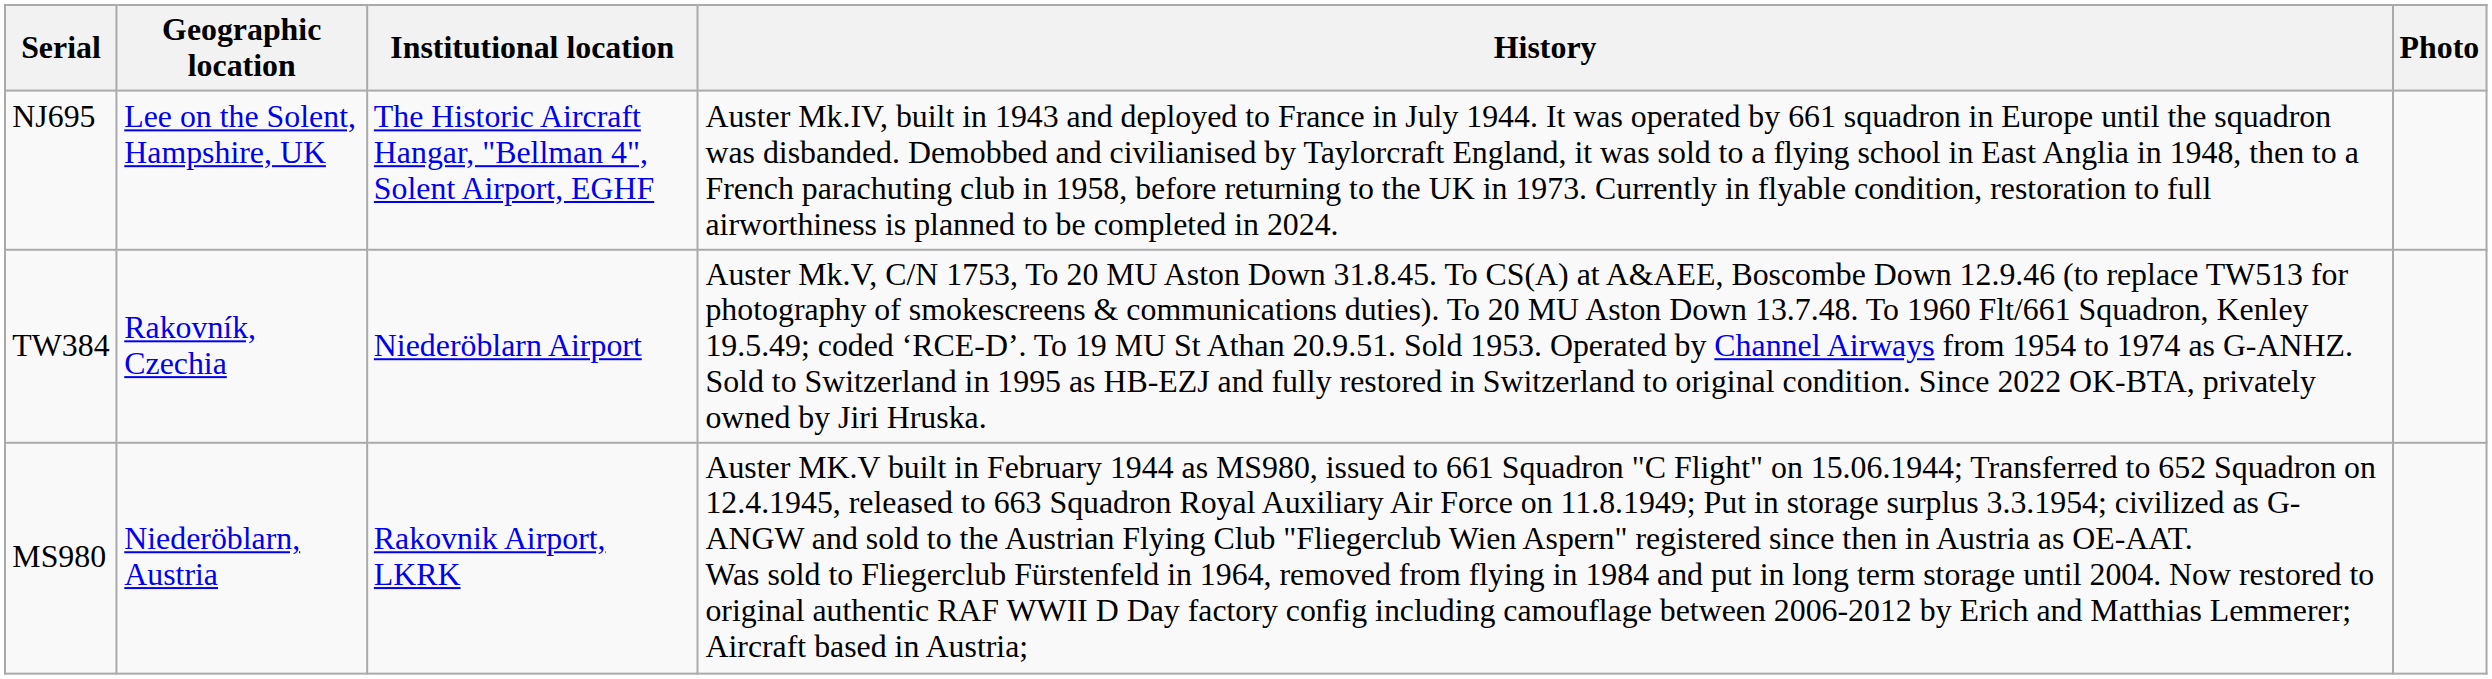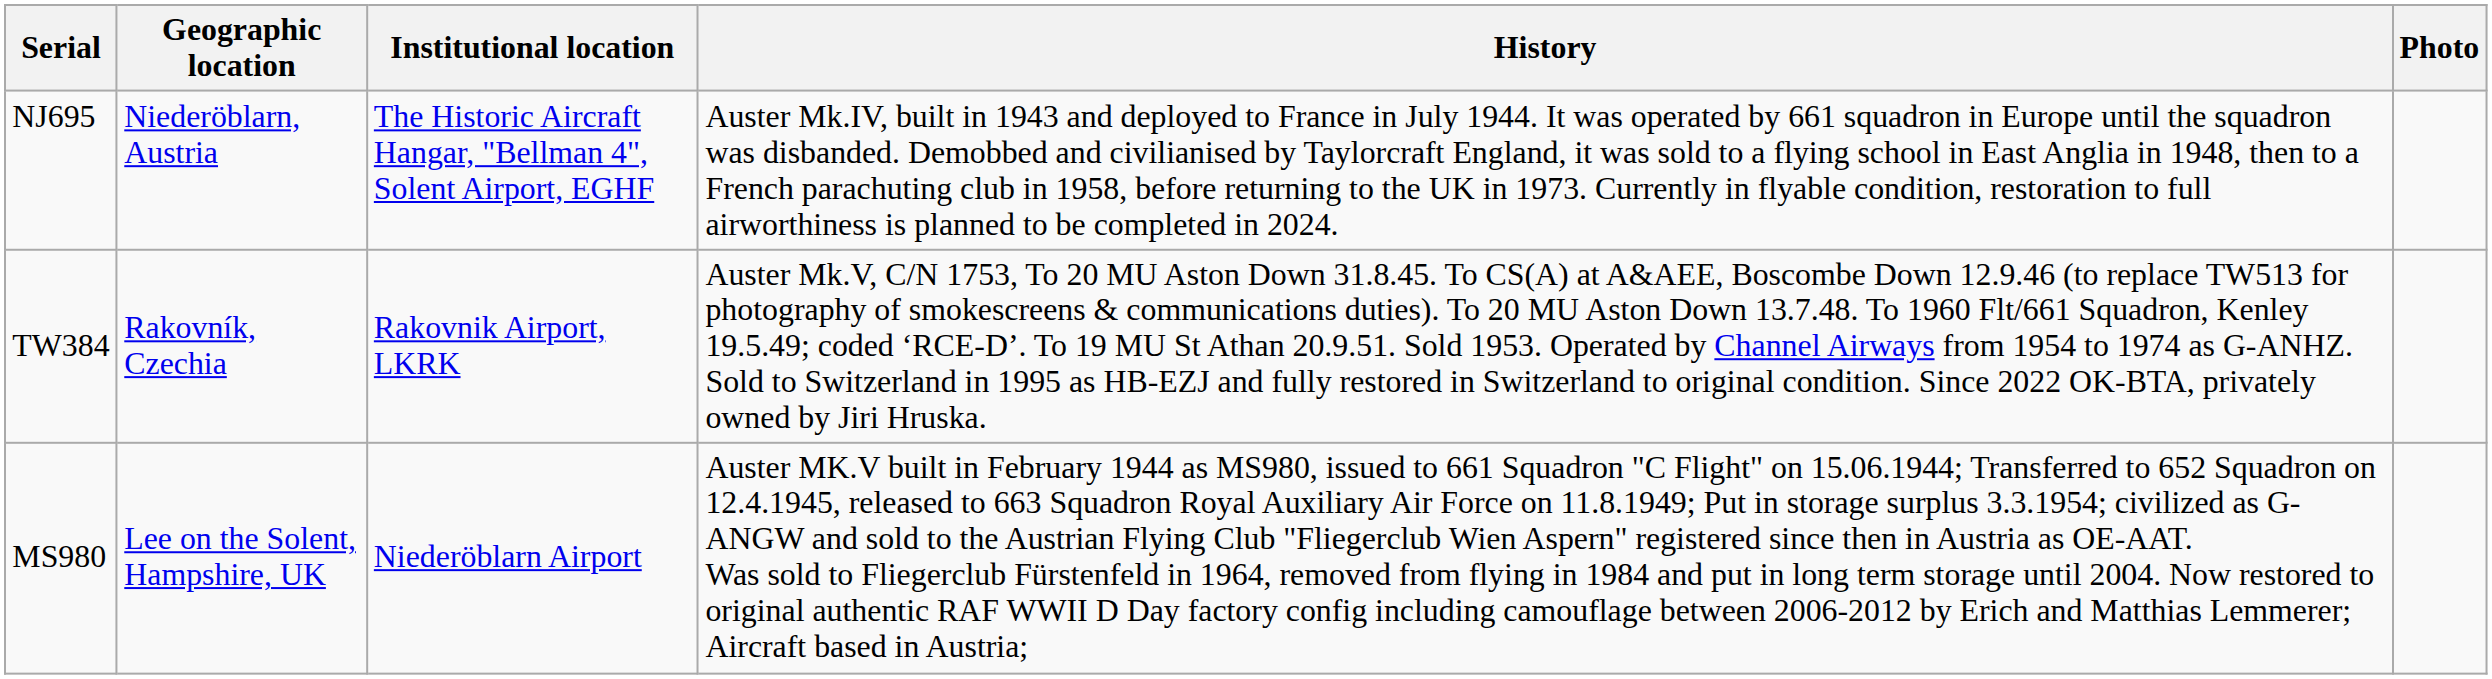(240, 133) Lee on the Solent, Hampshire, UK -> (212, 133) Niederöblarn, Austria
(508, 345) Niederöblarn Airport -> (490, 345) Rakovnik Airport, LKRK
(212, 557) Niederöblarn, Austria -> (240, 557) Lee on the Solent, Hampshire, UK
(490, 557) Rakovnik Airport, LKRK -> (508, 557) Niederöblarn Airport
